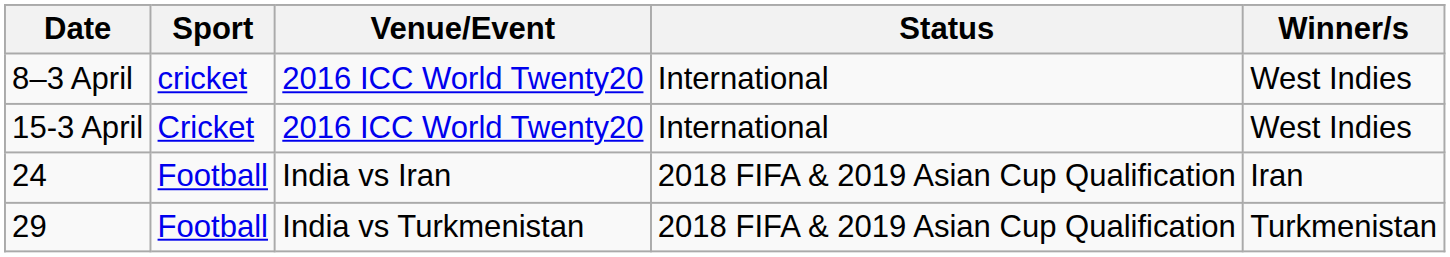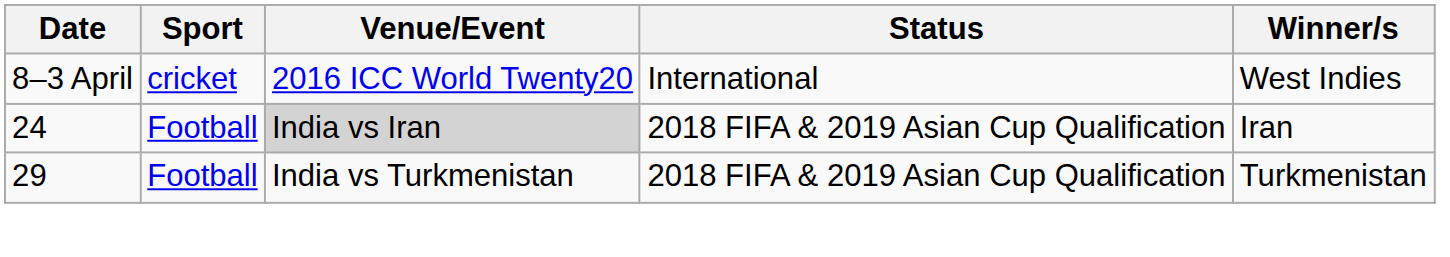- row: (78, 127)
(367, 176) no background -> (357, 127) lightgrey background
